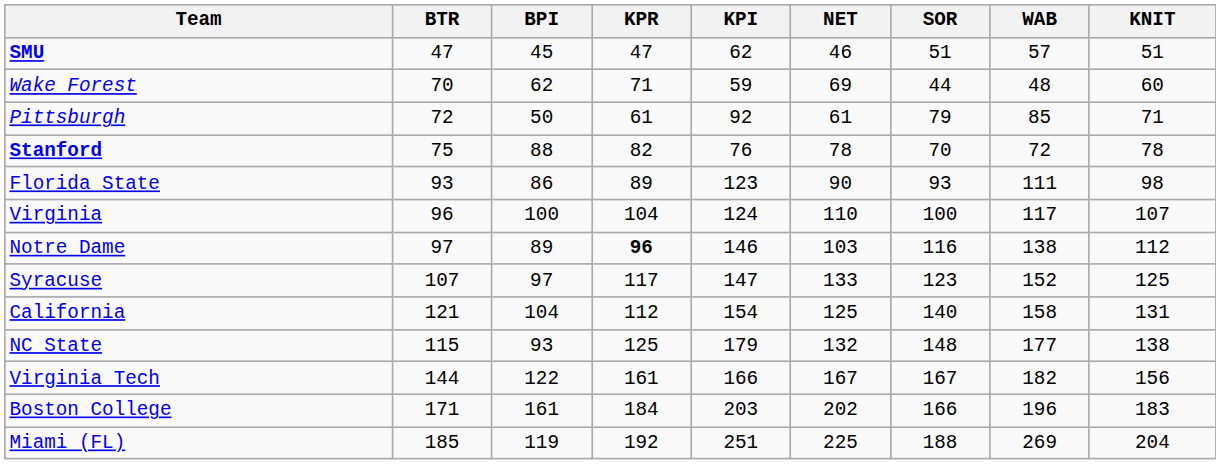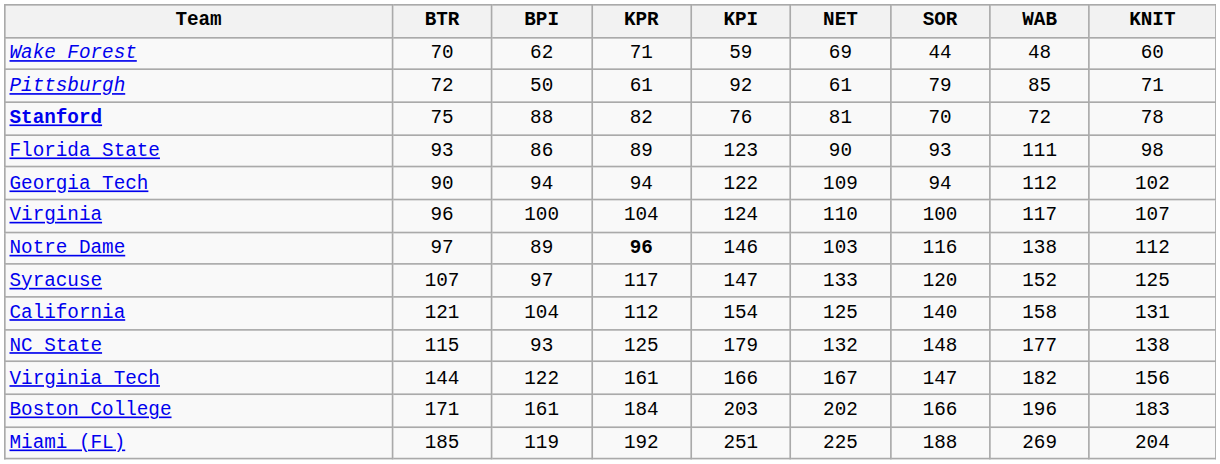- row: (27, 53)
(840, 150) 78 -> (840, 118) 81
+ row: (79, 183)
(940, 280) 123 -> (940, 280) 120
(940, 377) 167 -> (940, 377) 147
